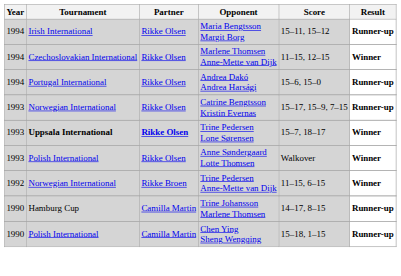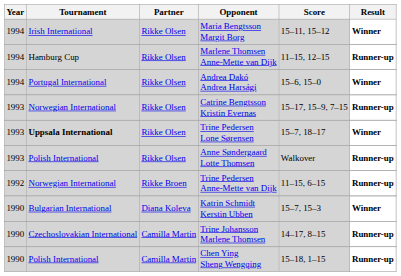(373, 32) Runner-up -> (366, 32) Winner
(83, 57) Czechoslovakian International -> (54, 57) Hamburg Cup
(366, 57) Winner -> (373, 57) Runner-up
(373, 82) Runner-up -> (366, 82) Winner
(165, 133) bold -> (164, 133) normal
(366, 158) Winner -> (373, 158) Runner-up
(366, 183) Winner -> (373, 183) Runner-up
+ row: (228, 209)
(54, 209) Hamburg Cup -> (83, 234) Czechoslovakian International
